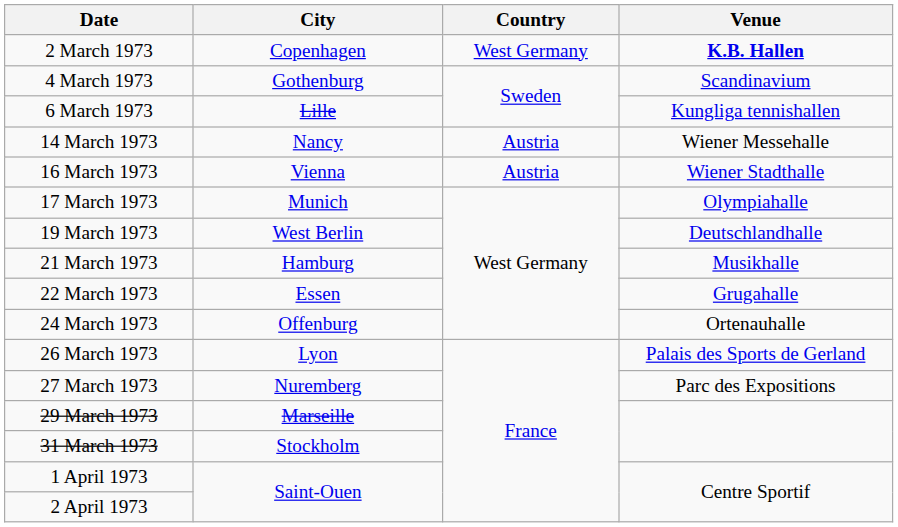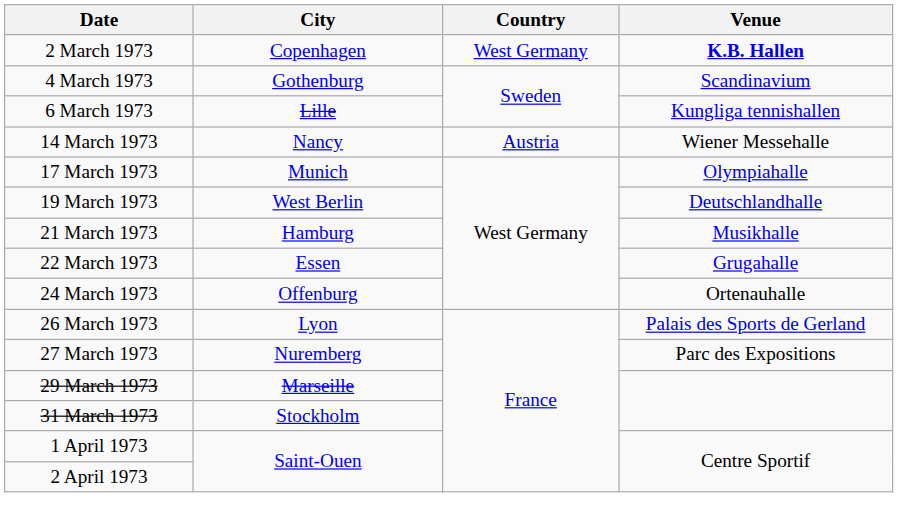- row: (99, 171)
